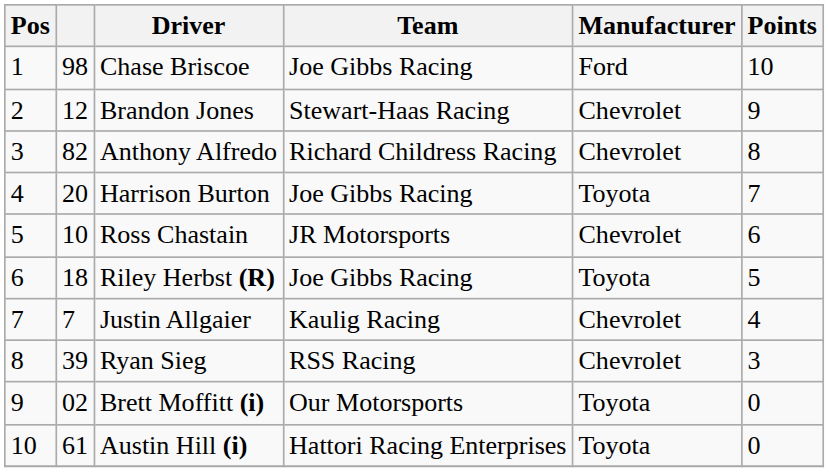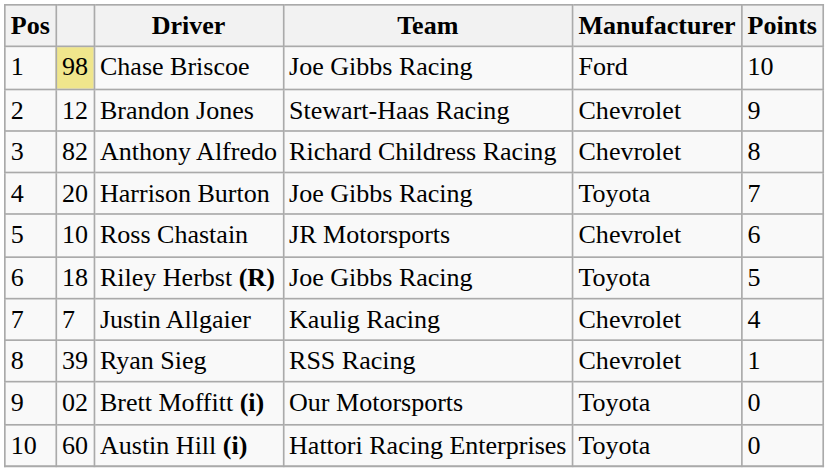(75, 67) no background -> (75, 67) khaki background
(754, 360) 3 -> (754, 360) 1
(75, 444) 61 -> (75, 444) 60
